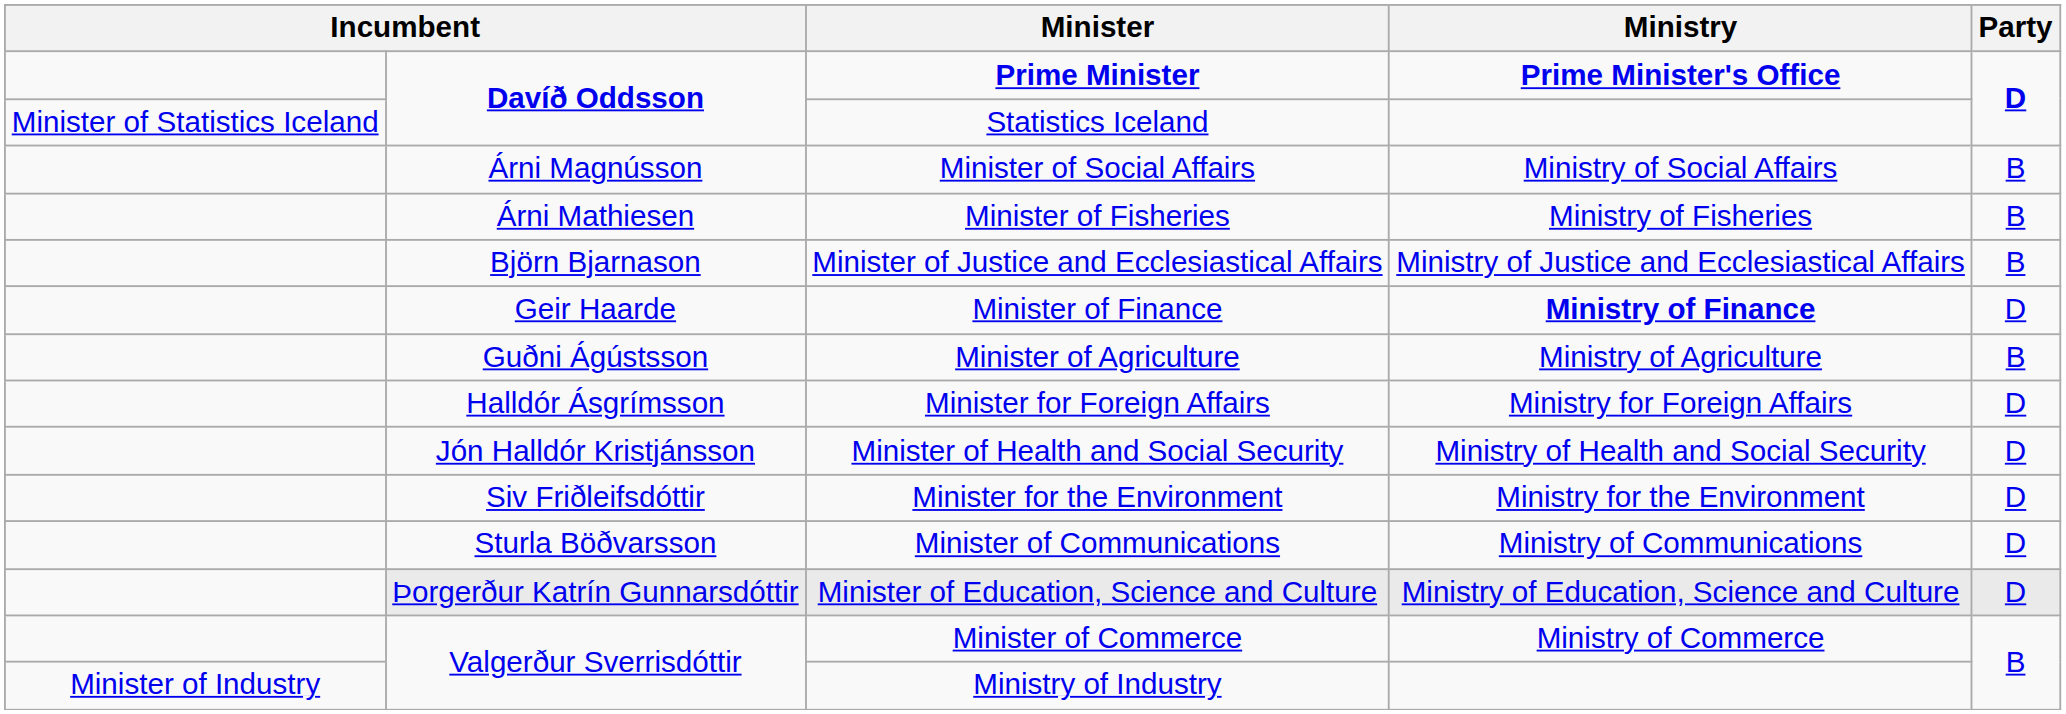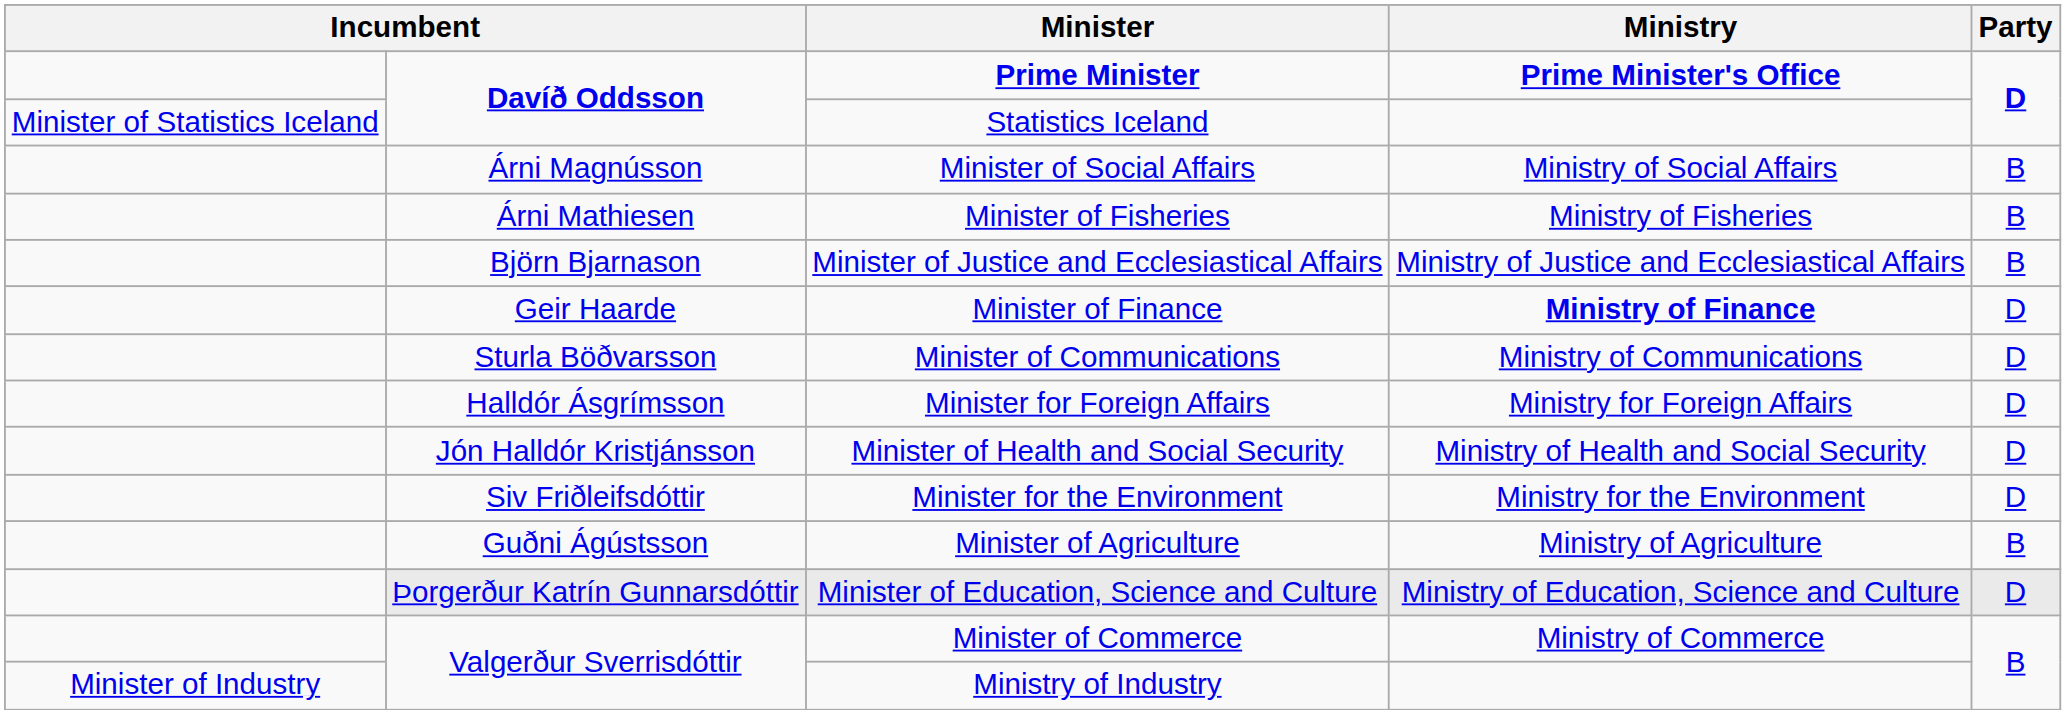rows swapped: (1097, 356) <-> (1097, 544)
